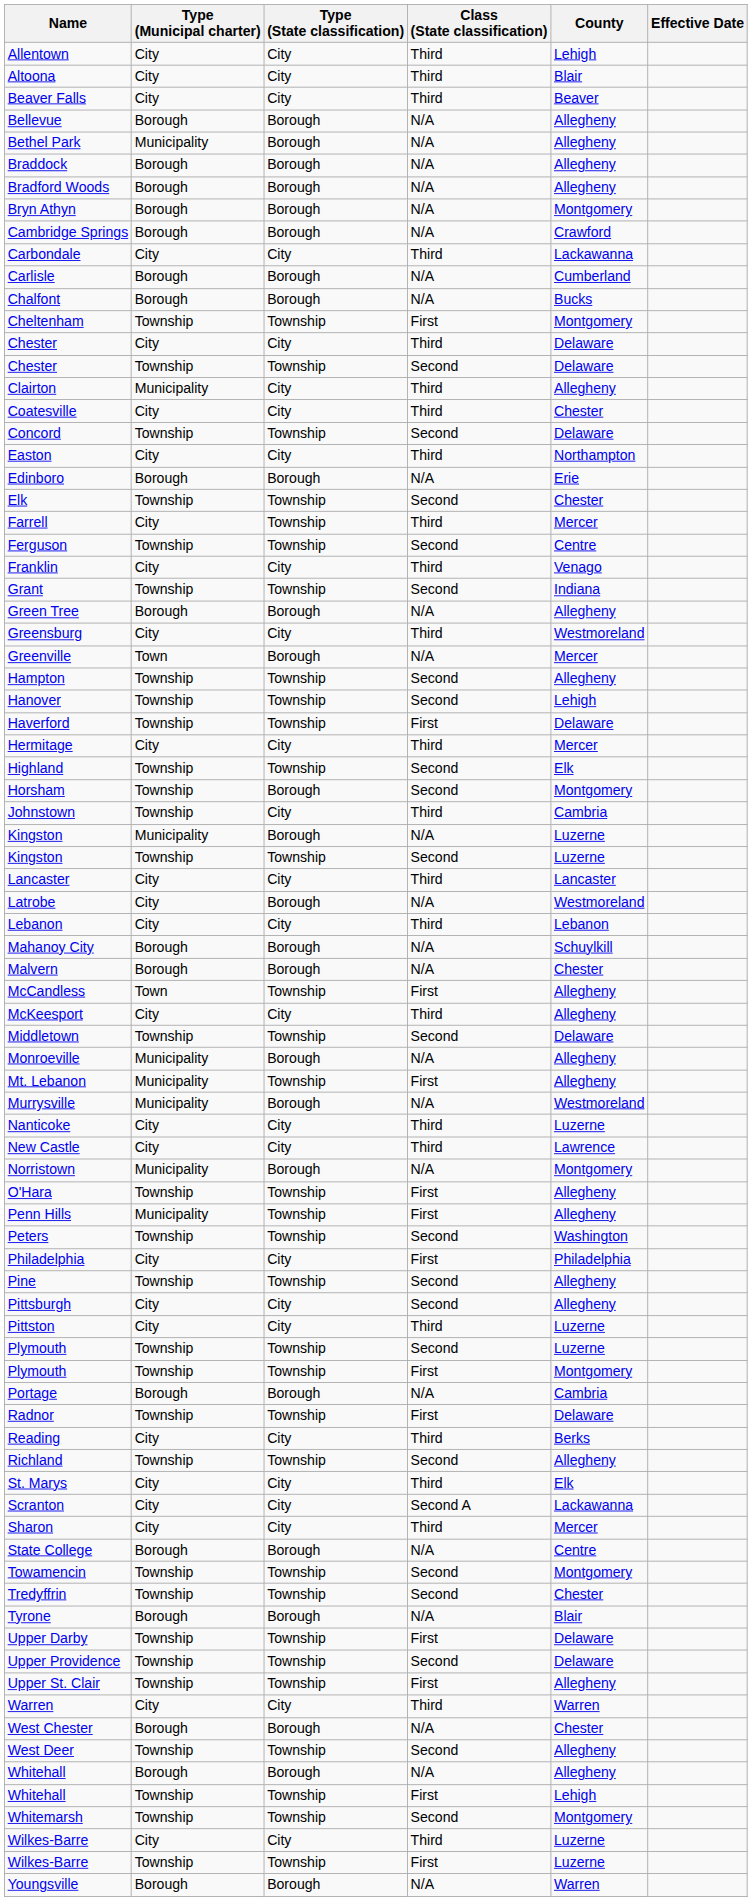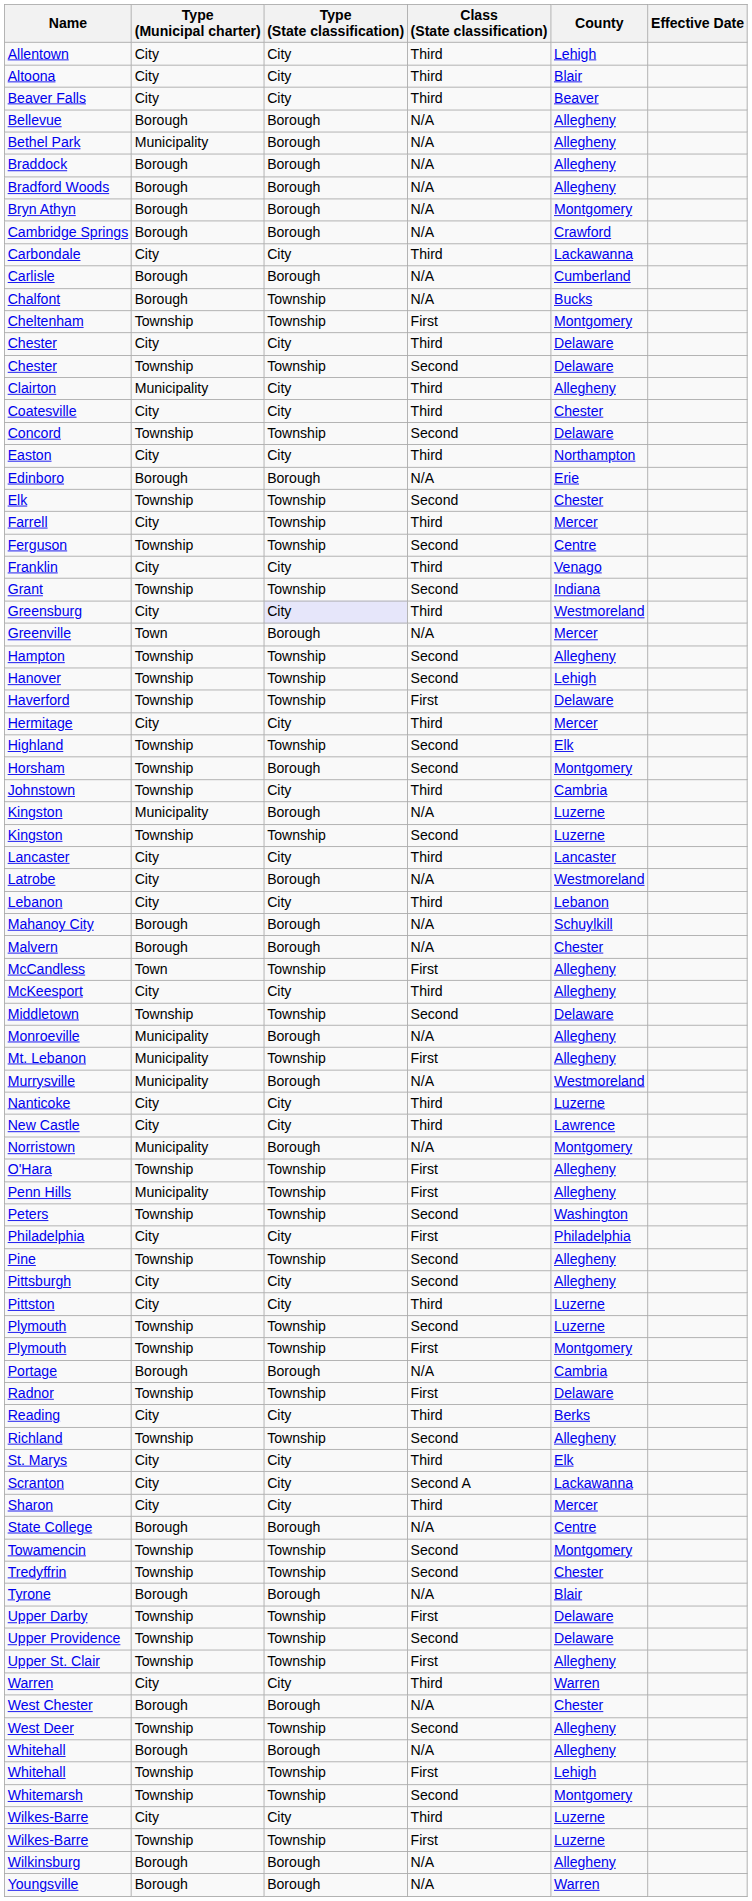(294, 299) Borough -> (296, 299) Township
- row: (43, 612)
(279, 634) no background -> (279, 612) lavender background
+ row: (44, 1862)
